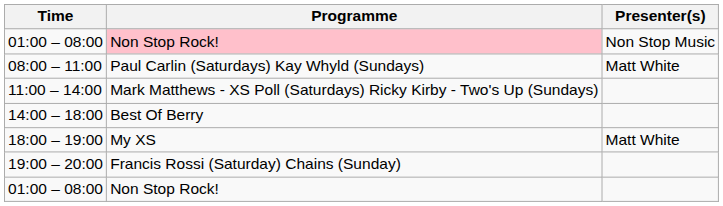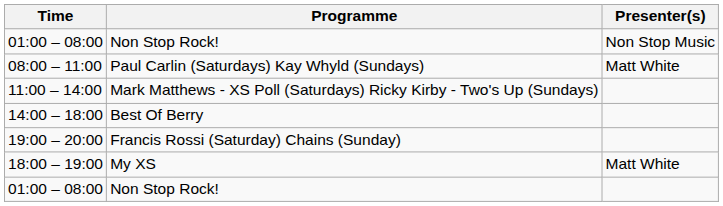(165, 41) pink background -> (165, 41) no background
rows swapped: (56, 139) <-> (56, 164)
